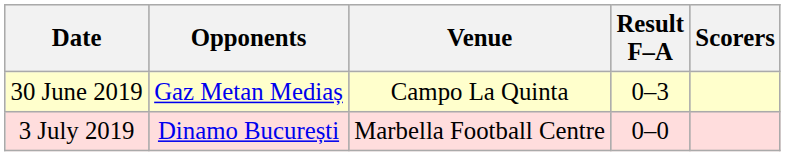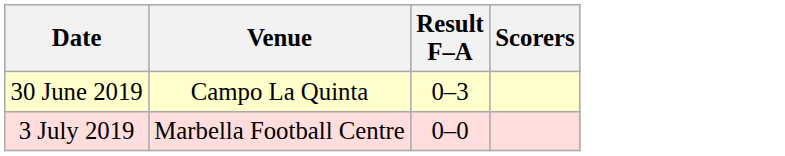- column: (249, 38)
